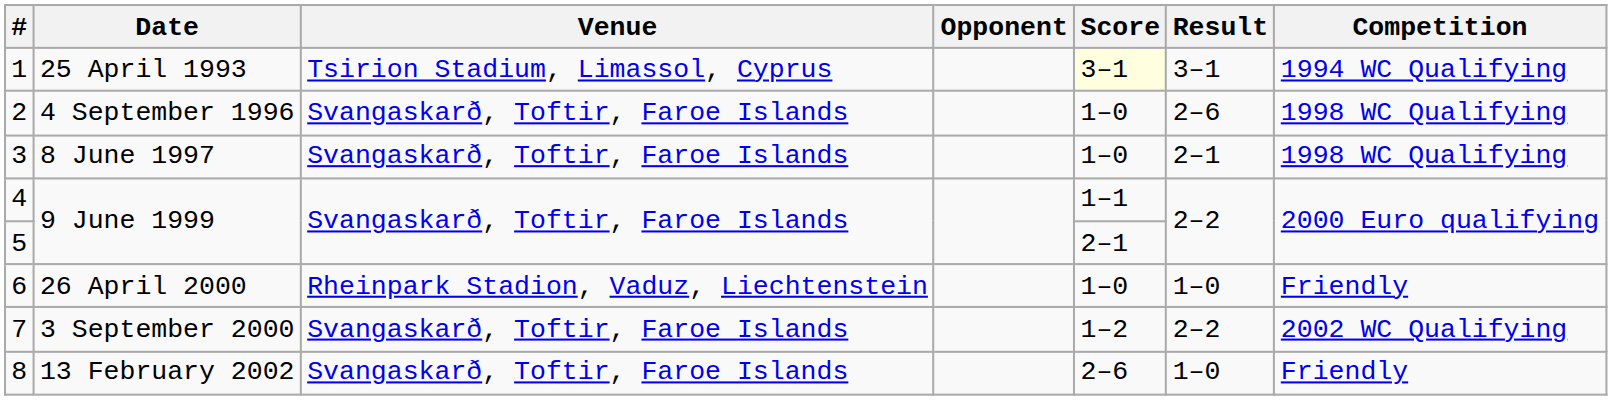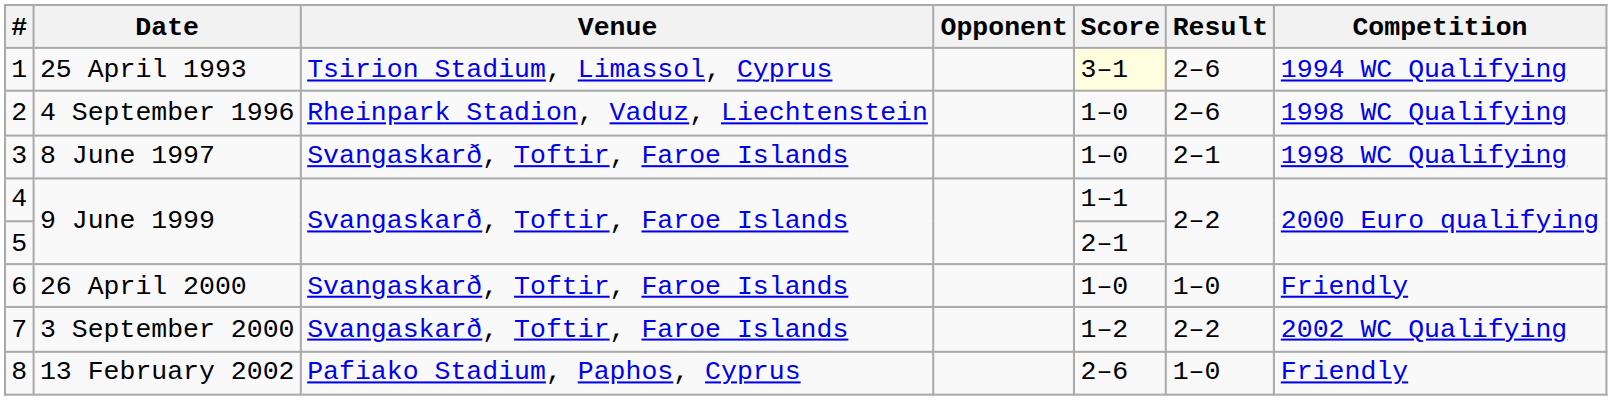(1197, 70) 3–1 -> (1197, 70) 2–6
(578, 113) Svangaskarð, Toftir, Faroe Islands -> (618, 113) Rheinpark Stadion, Vaduz, Liechtenstein
(618, 286) Rheinpark Stadion, Vaduz, Liechtenstein -> (578, 286) Svangaskarð, Toftir, Faroe Islands
(578, 372) Svangaskarð, Toftir, Faroe Islands -> (554, 372) Pafiako Stadium, Paphos, Cyprus
